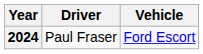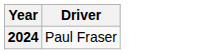- column: (159, 15)
